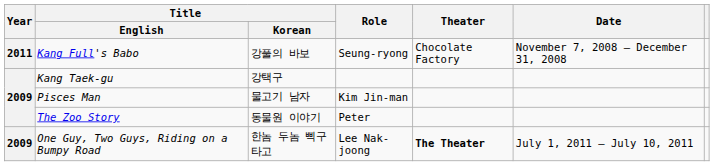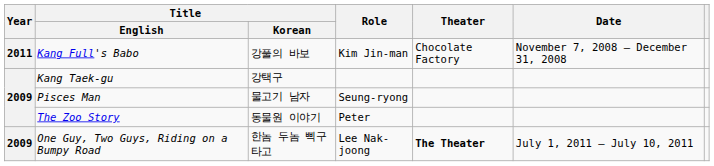(373, 53) Seung-ryong -> (373, 53) Kim Jin-man
(373, 97) Kim Jin-man -> (373, 97) Seung-ryong
